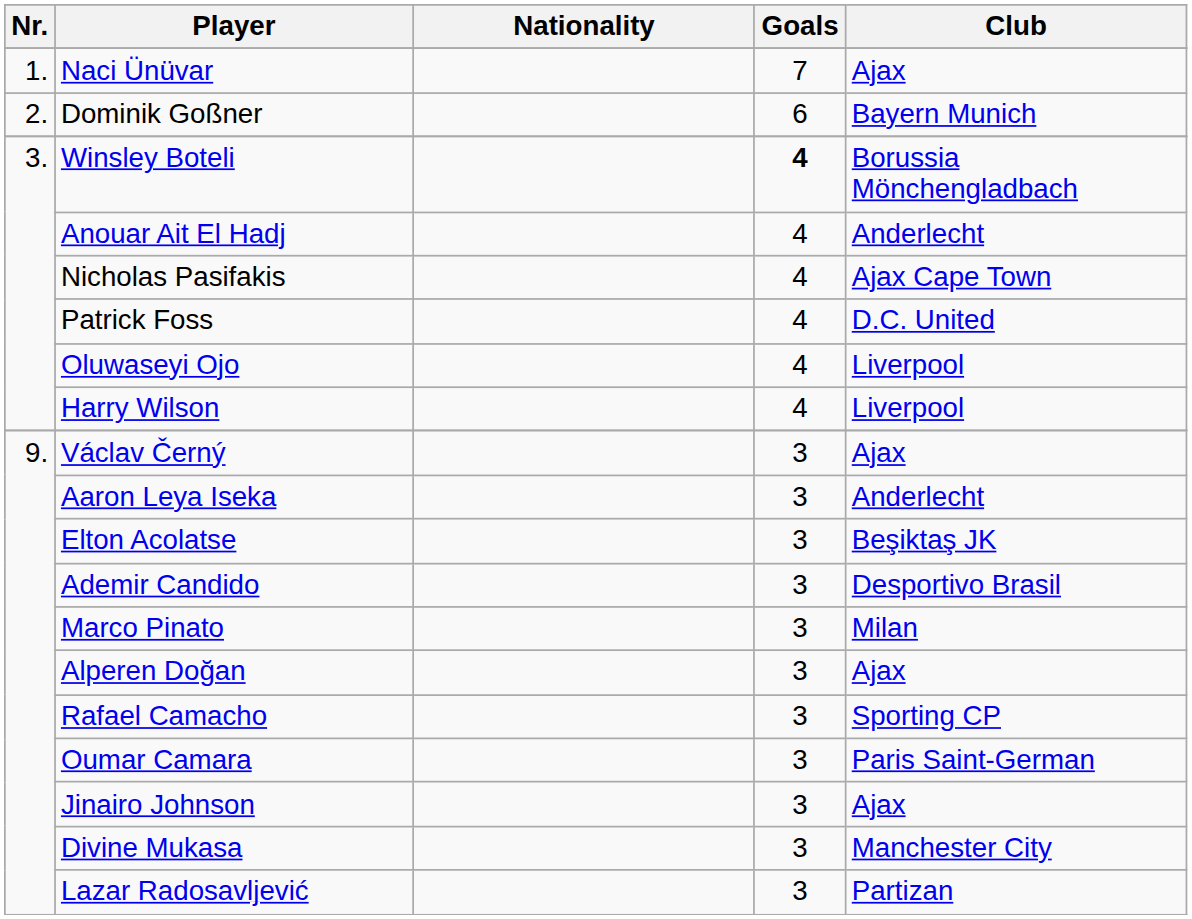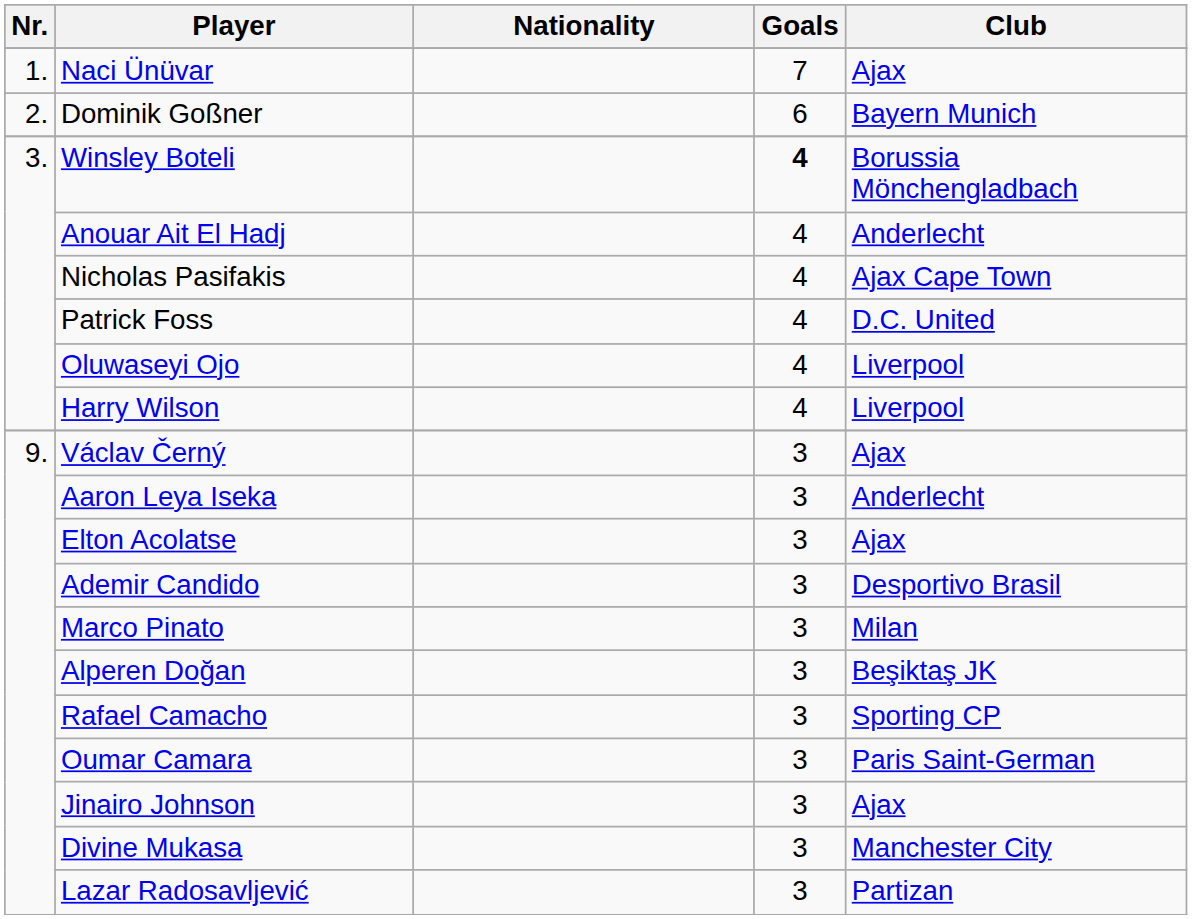(924, 540) Beşiktaş JK -> (879, 540) Ajax
(879, 672) Ajax -> (924, 672) Beşiktaş JK
